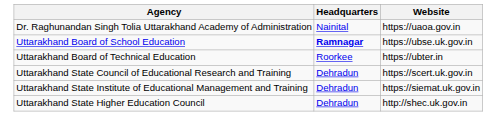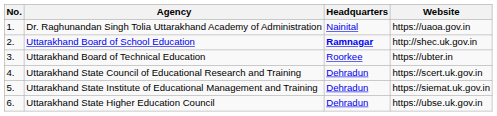+ column: (14, 12)
(428, 42) https://ubse.uk.gov.in -> (435, 42) http://shec.uk.gov.in
(425, 103) http://shec.uk.gov.in -> (438, 103) https://ubse.uk.gov.in
